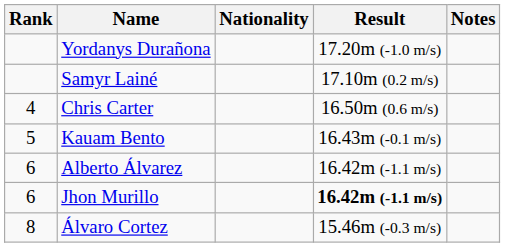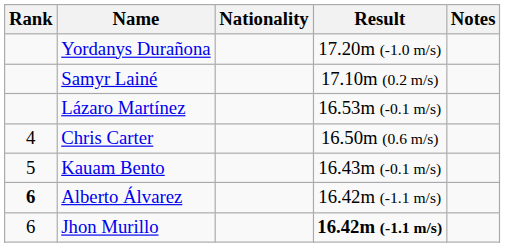+ row: (123, 108)
(31, 167) normal -> (31, 197) bold
- row: (115, 227)
